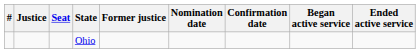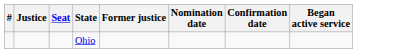- column: (384, 18)
